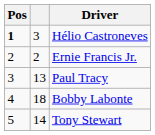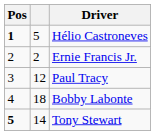(36, 35) 3 -> (36, 35) 5
(39, 77) 13 -> (39, 77) 12
(11, 119) normal -> (11, 119) bold
